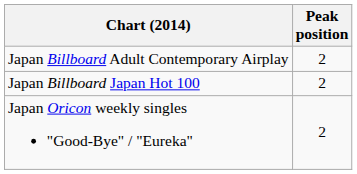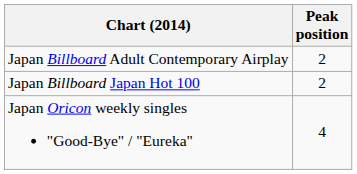(322, 132) 2 -> (322, 132) 4
